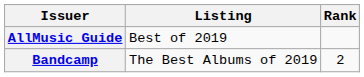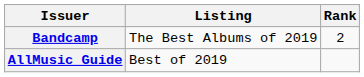rows swapped: (65, 38) <-> (65, 60)
